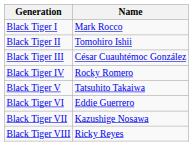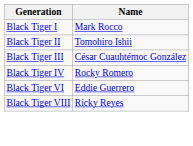- row: (34, 88)
- row: (37, 118)
